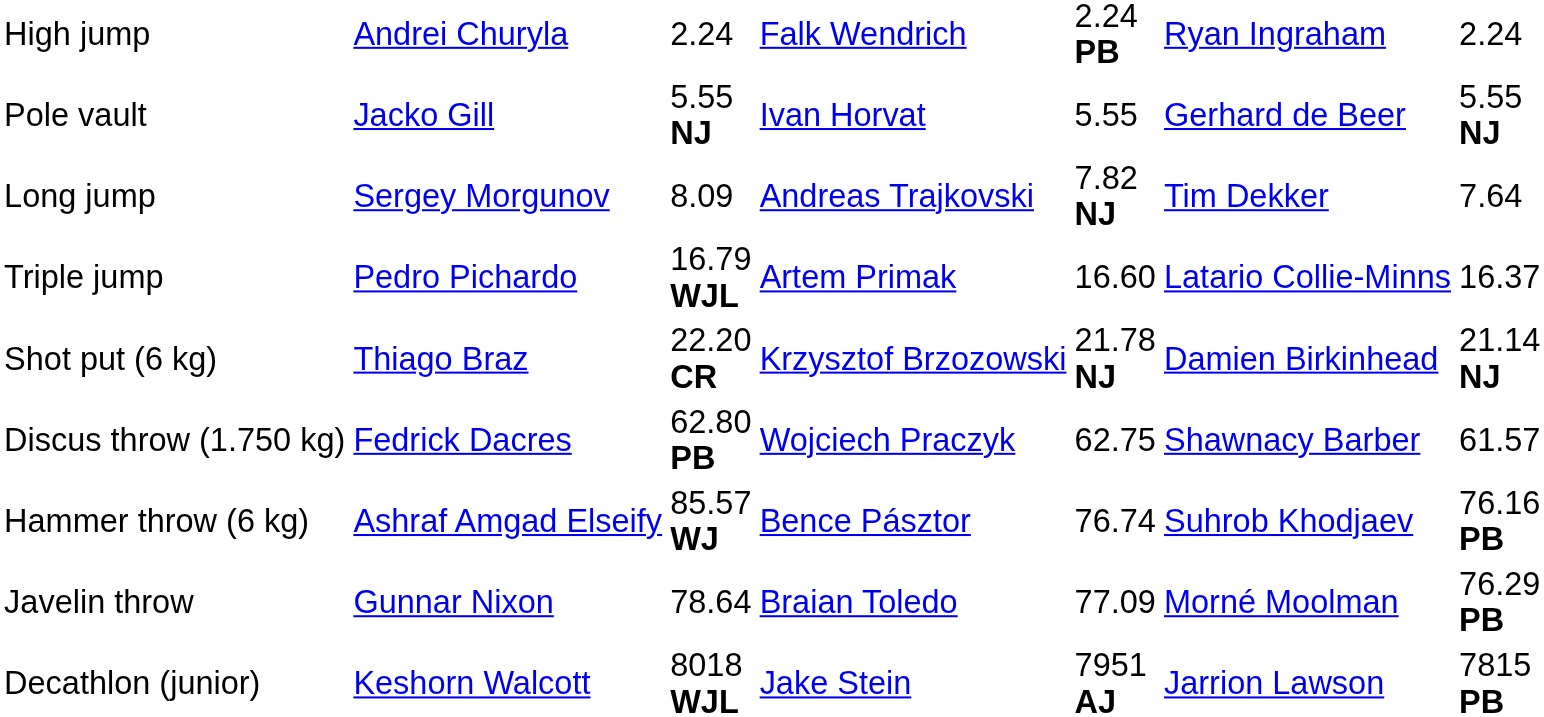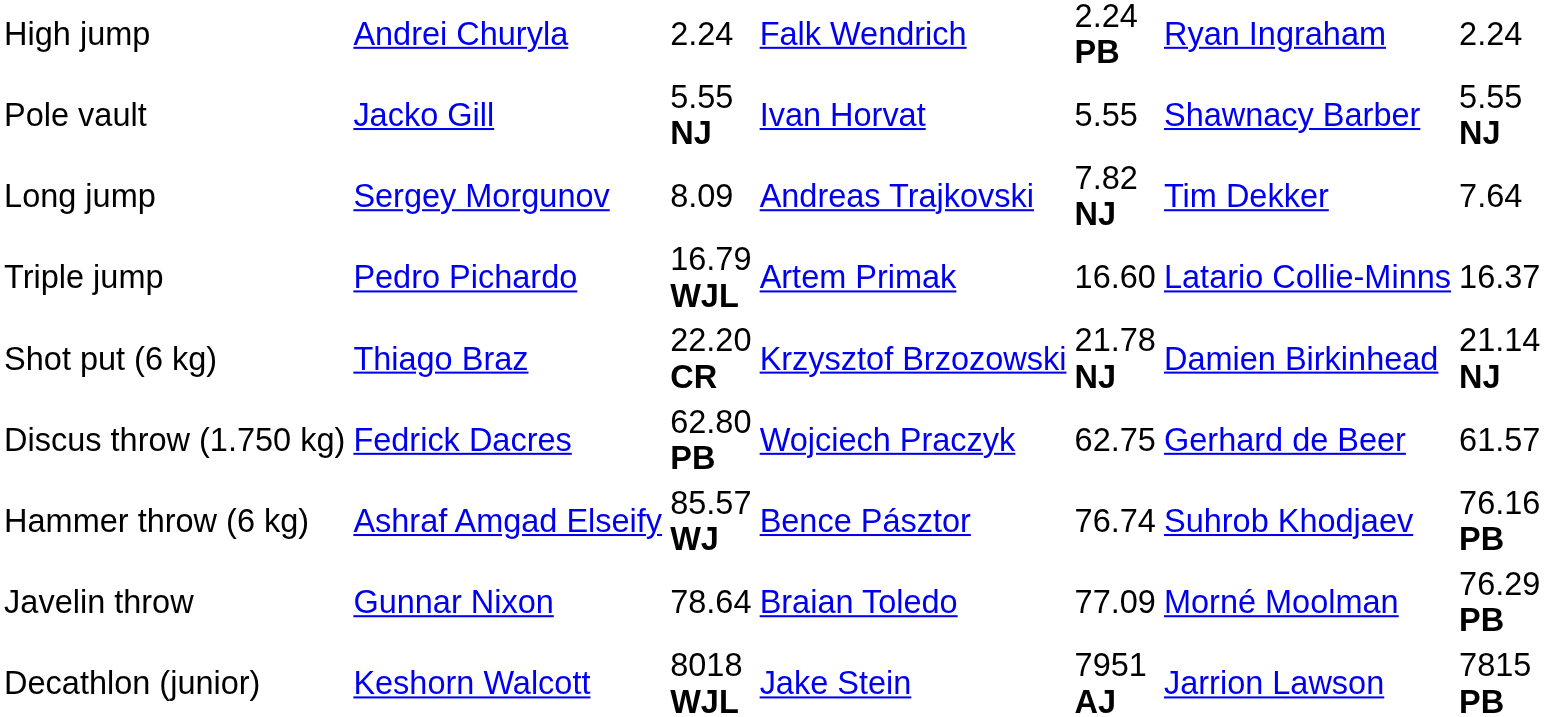(1285, 115) Gerhard de Beer -> (1292, 115) Shawnacy Barber
(1292, 440) Shawnacy Barber -> (1285, 440) Gerhard de Beer
